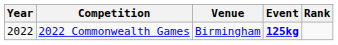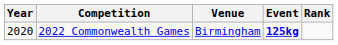(20, 31) 2022 -> (20, 31) 2020
